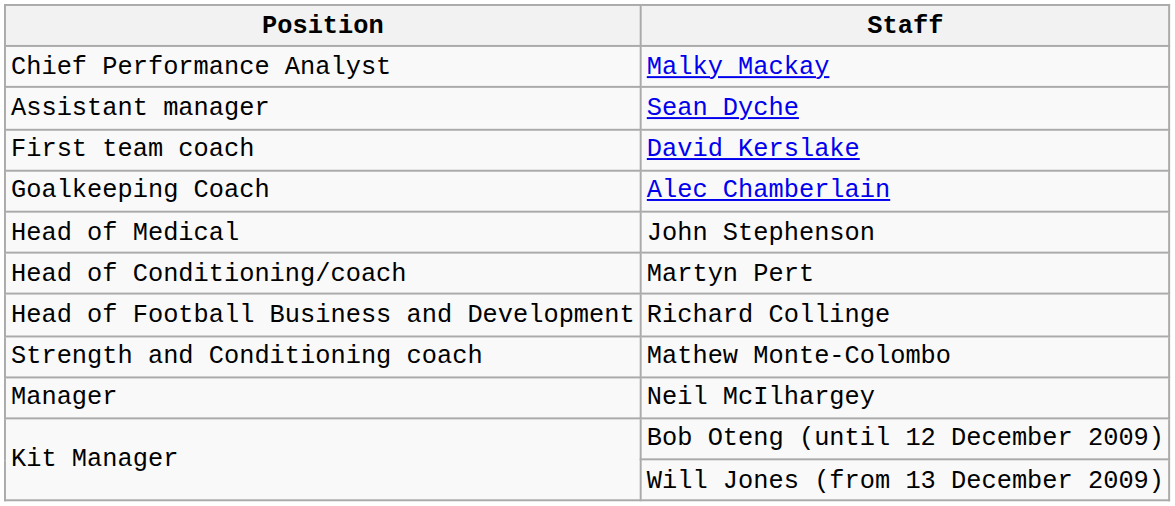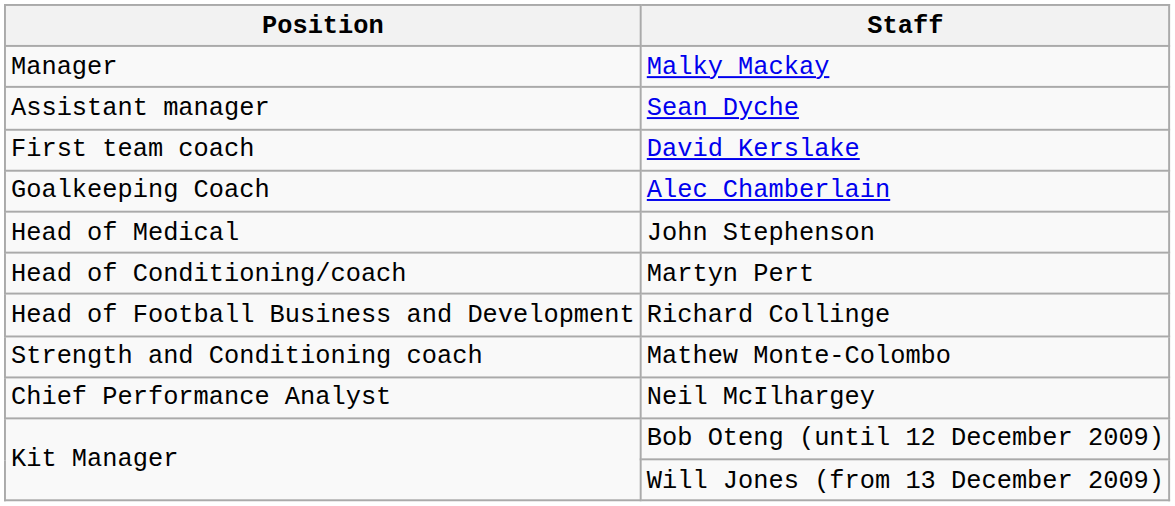(201, 67) Chief Performance Analyst -> (64, 67) Manager
(64, 397) Manager -> (201, 397) Chief Performance Analyst
